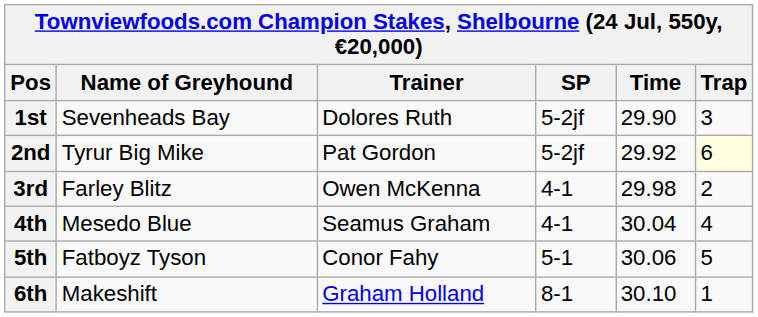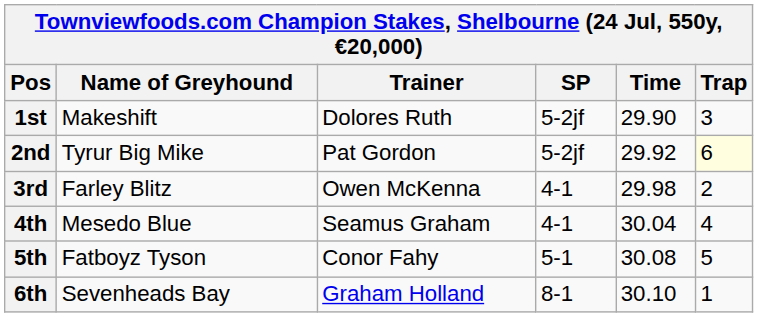(146, 117) Sevenheads Bay -> (109, 117) Makeshift
(649, 258) 30.06 -> (649, 258) 30.08
(109, 294) Makeshift -> (146, 294) Sevenheads Bay
